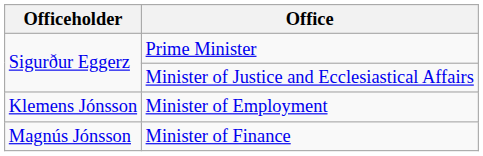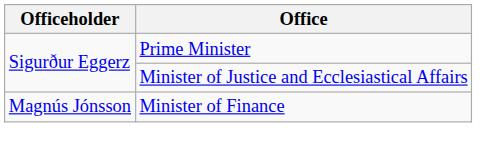- row: (237, 106)
